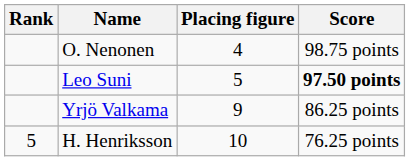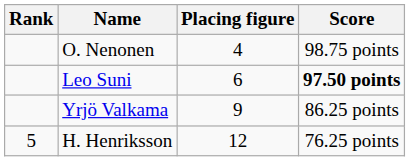(238, 79) 5 -> (238, 79) 6
(238, 140) 10 -> (238, 140) 12
